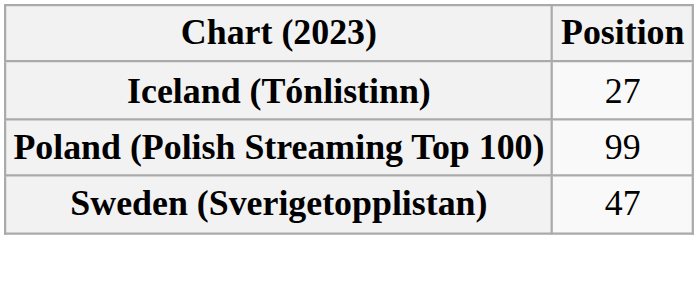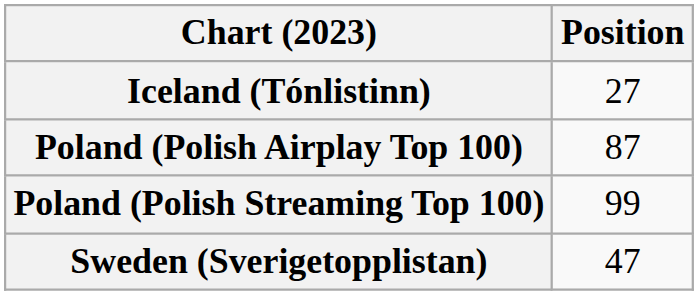+ row: (279, 146)
